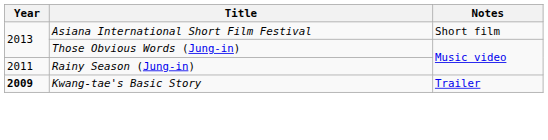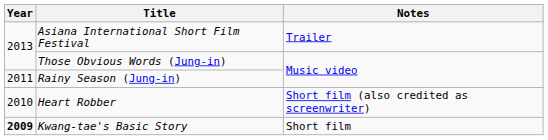(467, 31) Short film -> (309, 37) Trailer
+ row: (77, 102)
(458, 84) Trailer -> (318, 126) Short film
